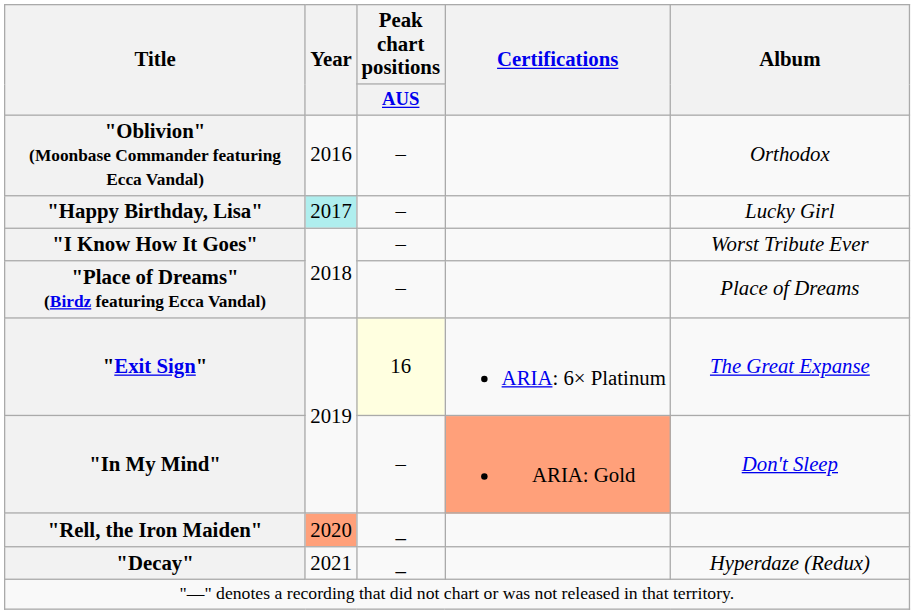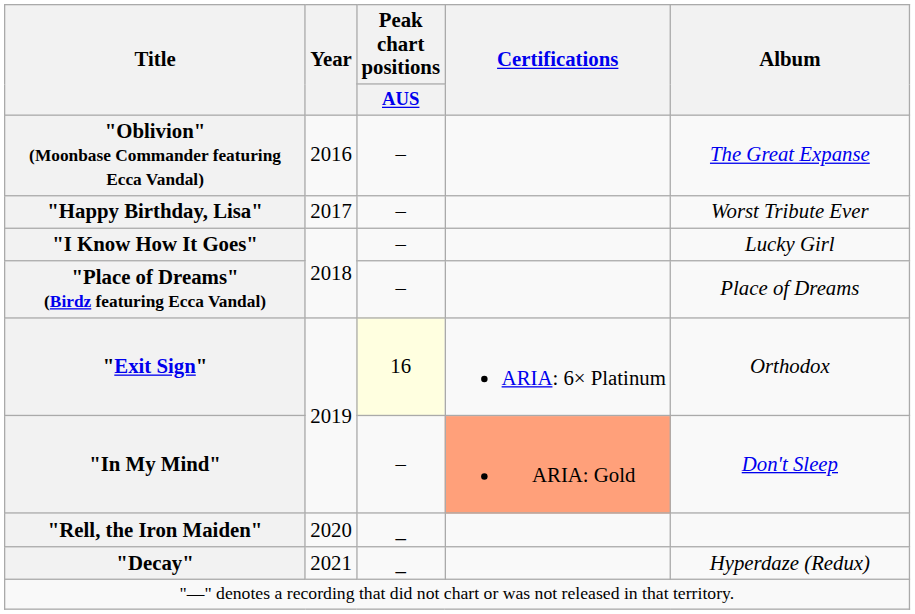(790, 155) Orthodox -> (790, 155) The Great Expanse
(331, 211) paleturquoise background -> (331, 211) no background
(790, 211) Lucky Girl -> (790, 211) Worst Tribute Ever
(790, 244) Worst Tribute Ever -> (790, 244) Lucky Girl
(790, 366) The Great Expanse -> (790, 366) Orthodox
(331, 529) lightsalmon background -> (331, 529) no background
